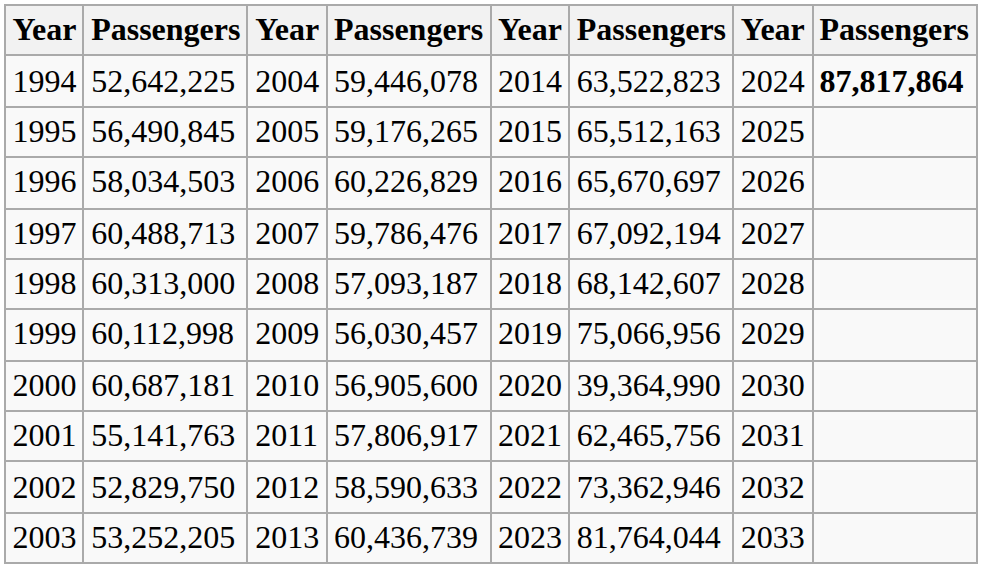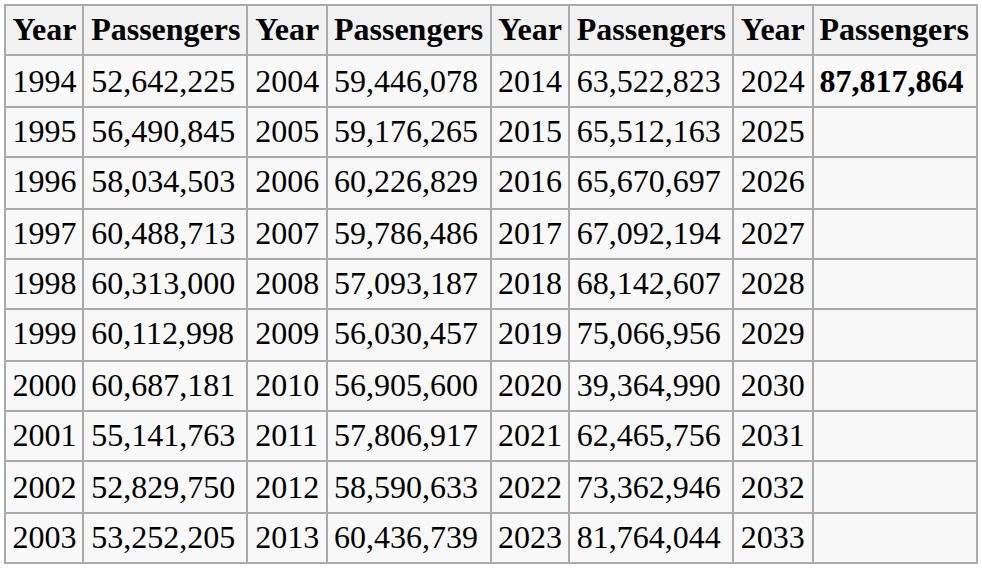(406, 232) 59,786,476 -> (406, 232) 59,786,486
